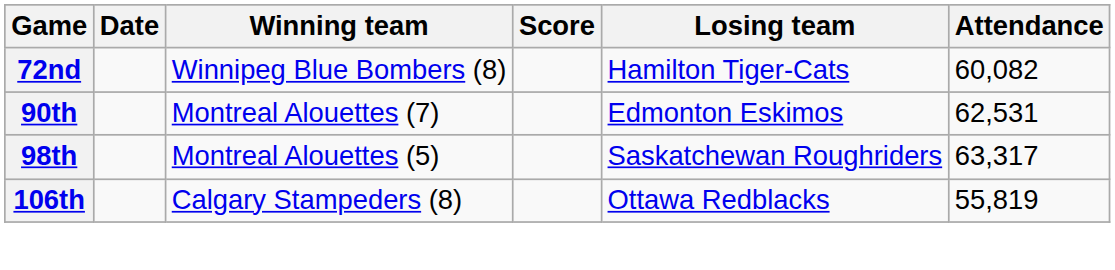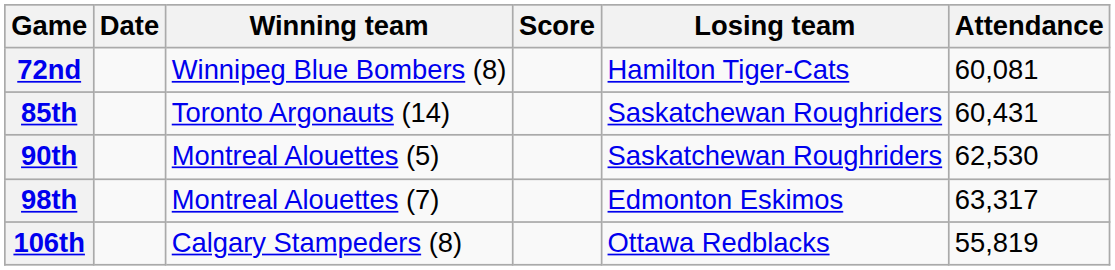(997, 69) 60,082 -> (997, 69) 60,081
+ row: (49, 112)
(306, 112) Montreal Alouettes (7) -> (306, 156) Montreal Alouettes (5)
(725, 112) Edmonton Eskimos -> (775, 156) Saskatchewan Roughriders
(997, 112) 62,531 -> (997, 156) 62,530
(306, 156) Montreal Alouettes (5) -> (306, 199) Montreal Alouettes (7)
(775, 156) Saskatchewan Roughriders -> (725, 199) Edmonton Eskimos
